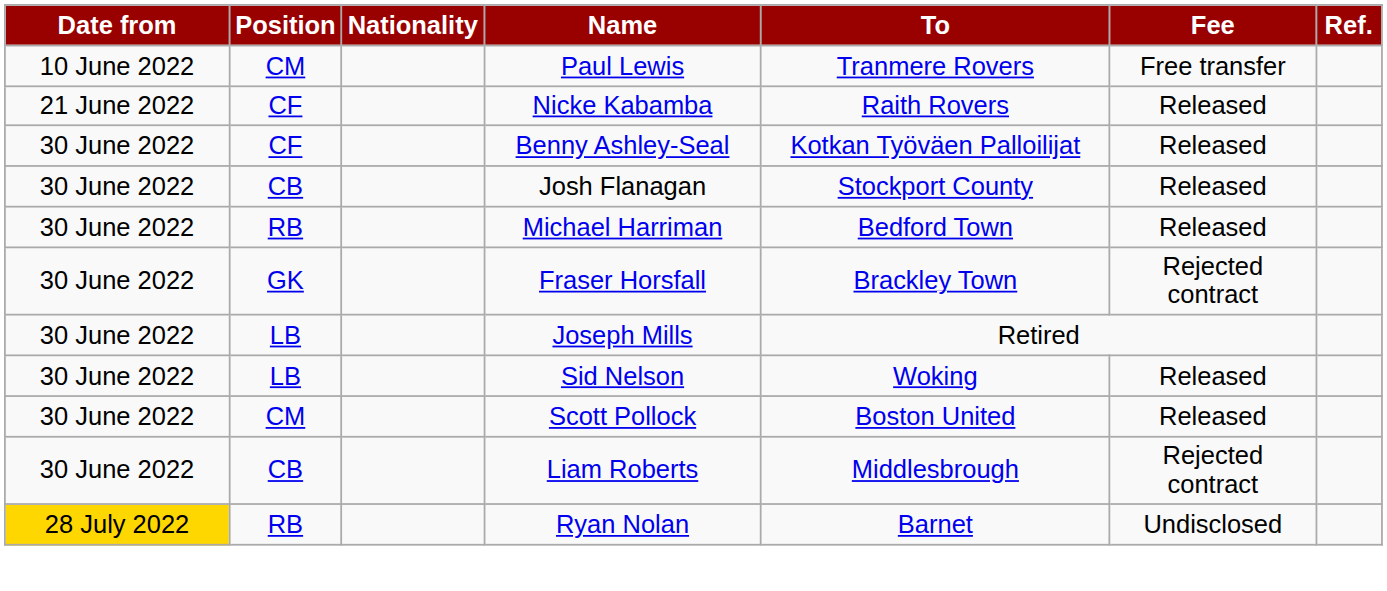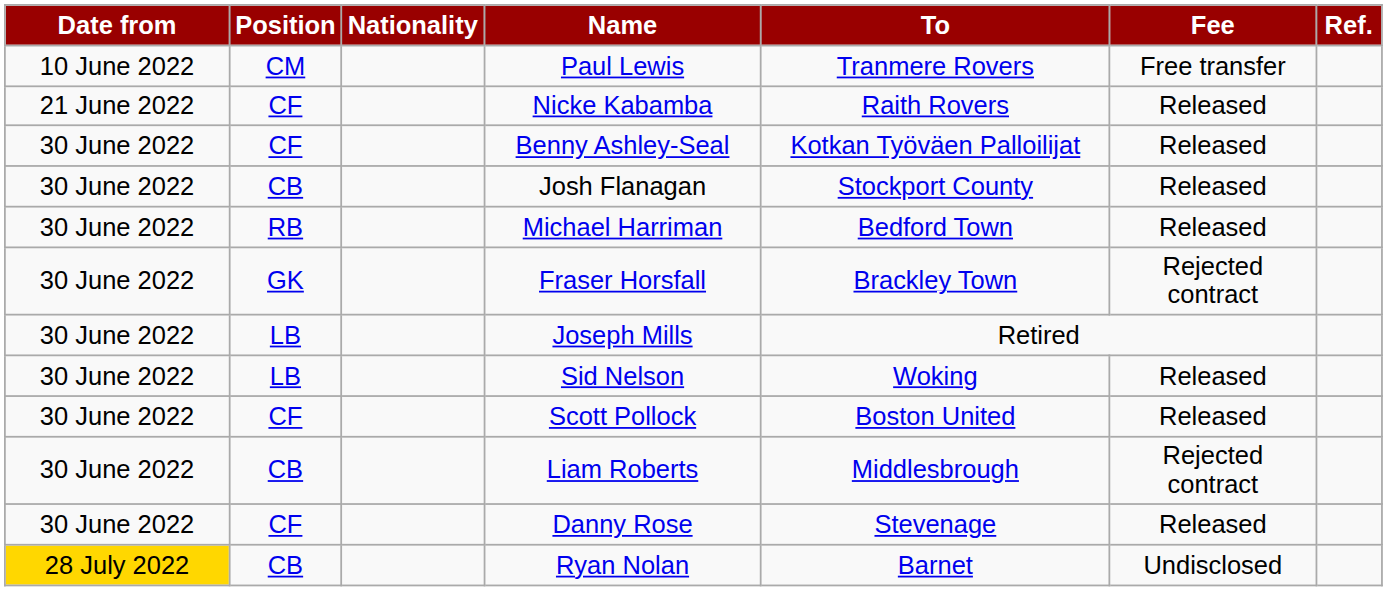(285, 416) CM -> (285, 416) CF
+ row: (623, 525)
(285, 525) RB -> (285, 565) CB
